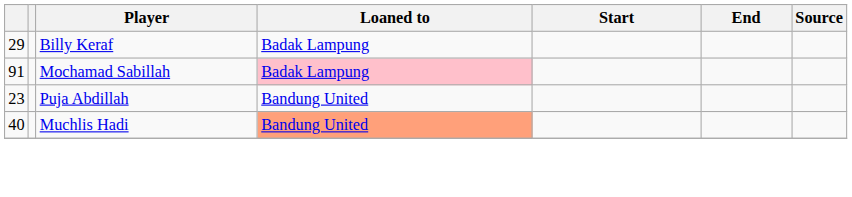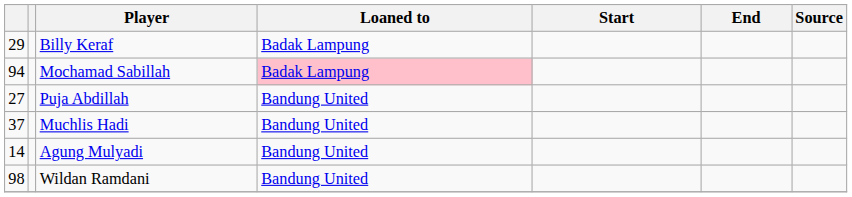(16, 71) 91 -> (16, 71) 94
(16, 98) 23 -> (16, 98) 27
(16, 125) 40 -> (16, 125) 37
(315, 125) lightsalmon background -> (315, 125) no background
+ row: (91, 152)
+ row: (95, 178)
